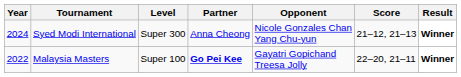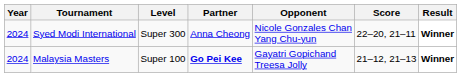(386, 33) 21–12, 21–13 -> (386, 33) 22–20, 21–11
(18, 60) 2022 -> (18, 60) 2024
(386, 60) 22–20, 21–11 -> (386, 60) 21–12, 21–13
